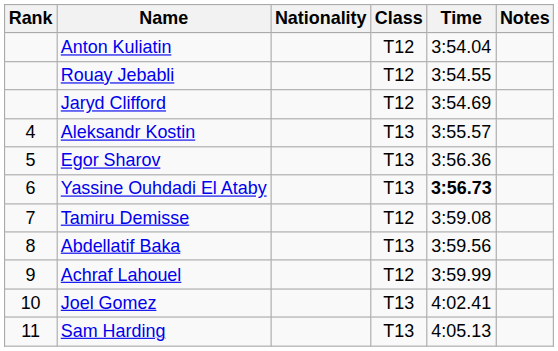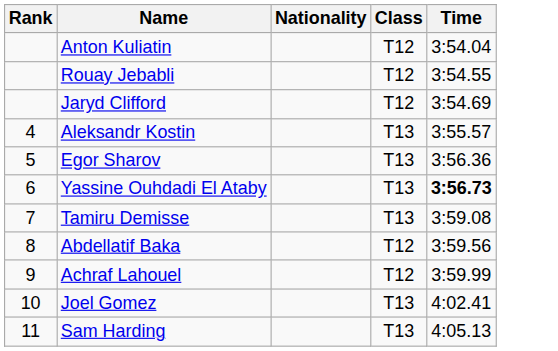- column: (525, 18)
(399, 217) T12 -> (399, 217) T13
(399, 246) T13 -> (399, 246) T12
